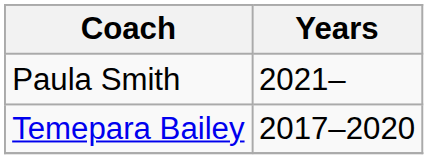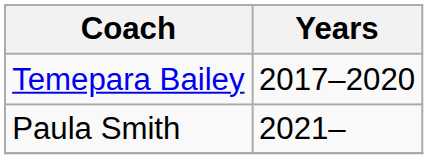rows swapped: (128, 128) <-> (96, 78)
